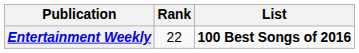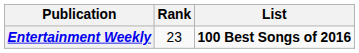(174, 37) 22 -> (174, 37) 23
